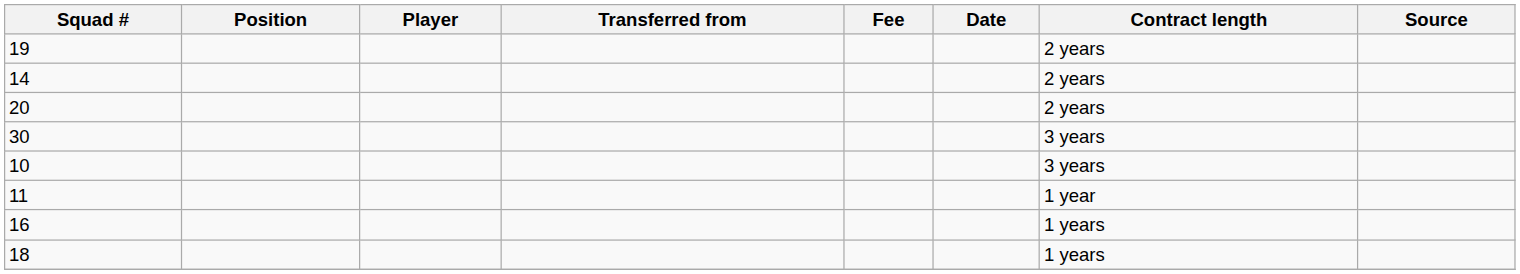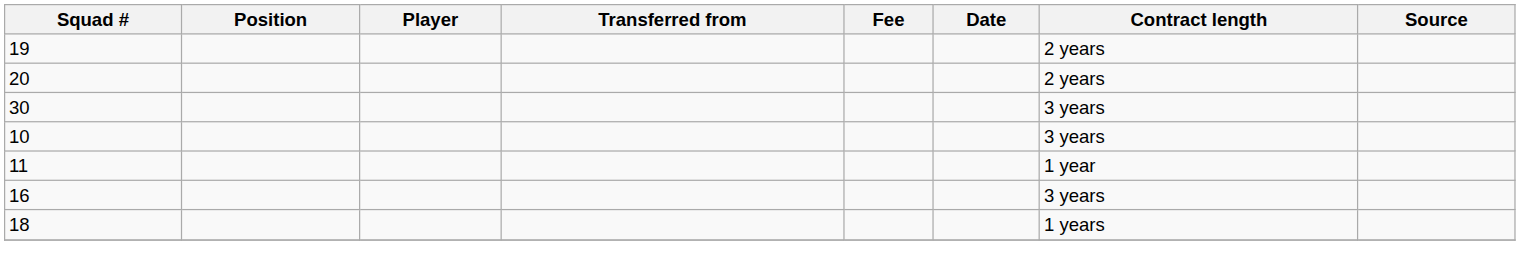- row: (19, 78)
(1074, 225) 1 years -> (1074, 196) 3 years
